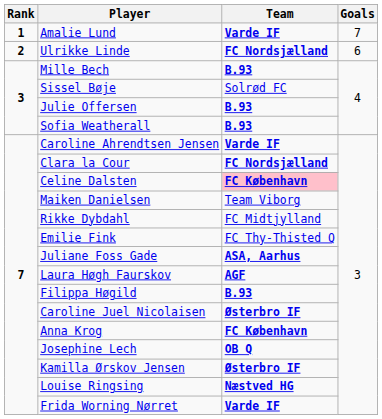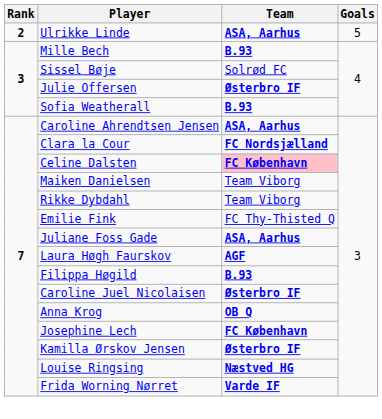- row: (78, 32)
(276, 51) FC Nordsjælland -> (263, 32) ASA, Aarhus
(358, 51) 6 -> (358, 32) 5
(238, 107) B.93 -> (263, 88) Østerbro IF
(252, 144) Varde IF -> (263, 126) ASA, Aarhus
(273, 219) FC Midtjylland -> (263, 200) Team Viborg
(266, 331) FC København -> (238, 312) OB Q
(238, 349) OB Q -> (266, 331) FC København
